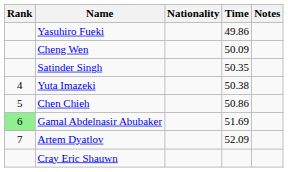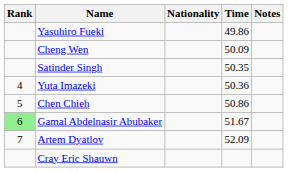(237, 85) 50.38 -> (237, 85) 50.36
(237, 121) 51.69 -> (237, 121) 51.67
